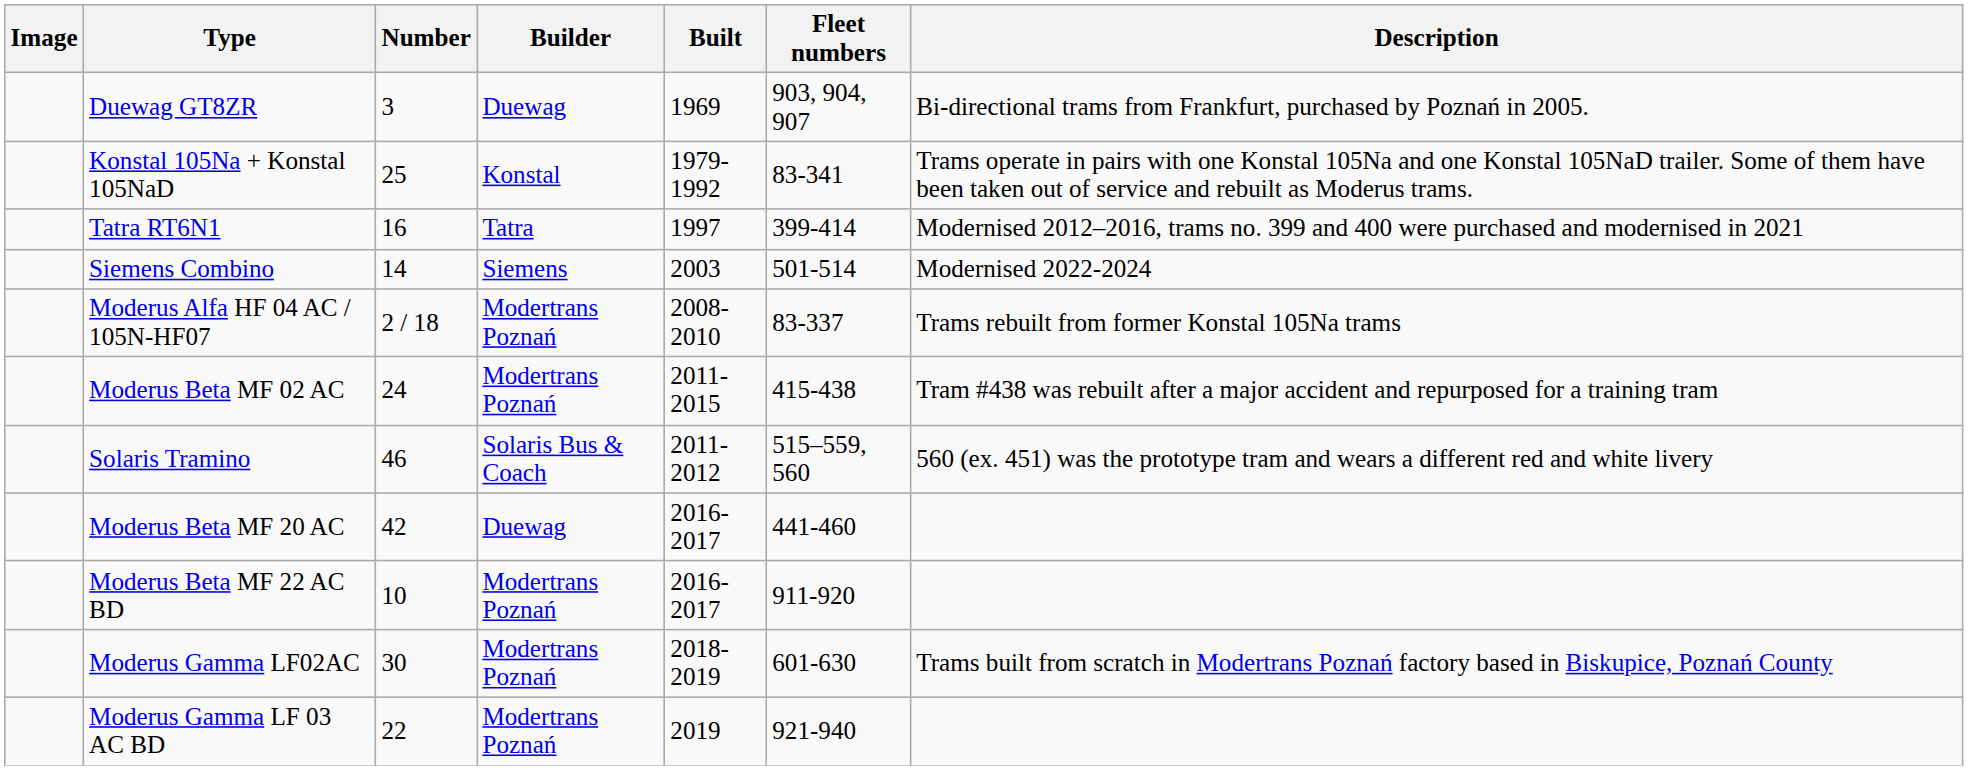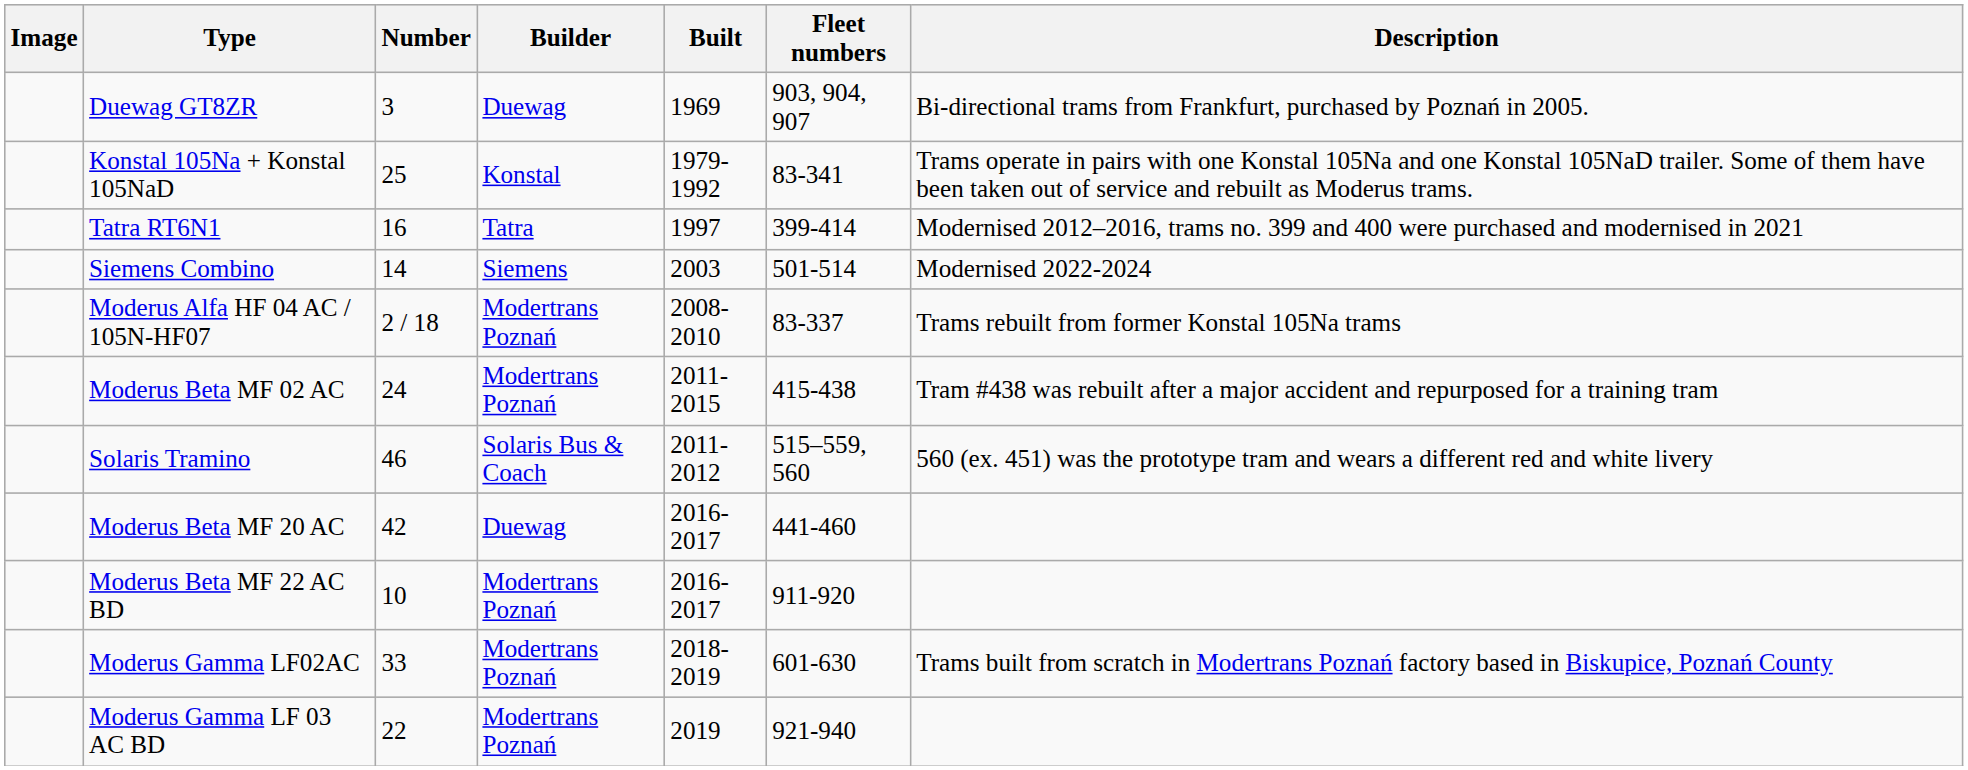(394, 663) 30 -> (394, 663) 33
